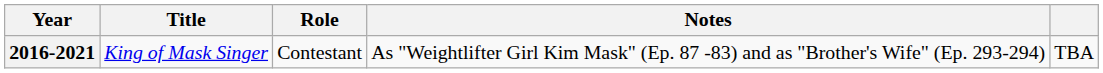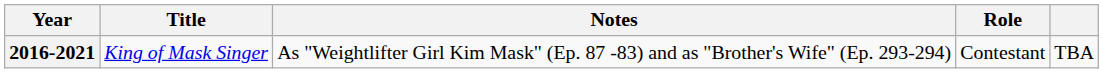columns swapped: (320, 20) <-> (708, 20)
